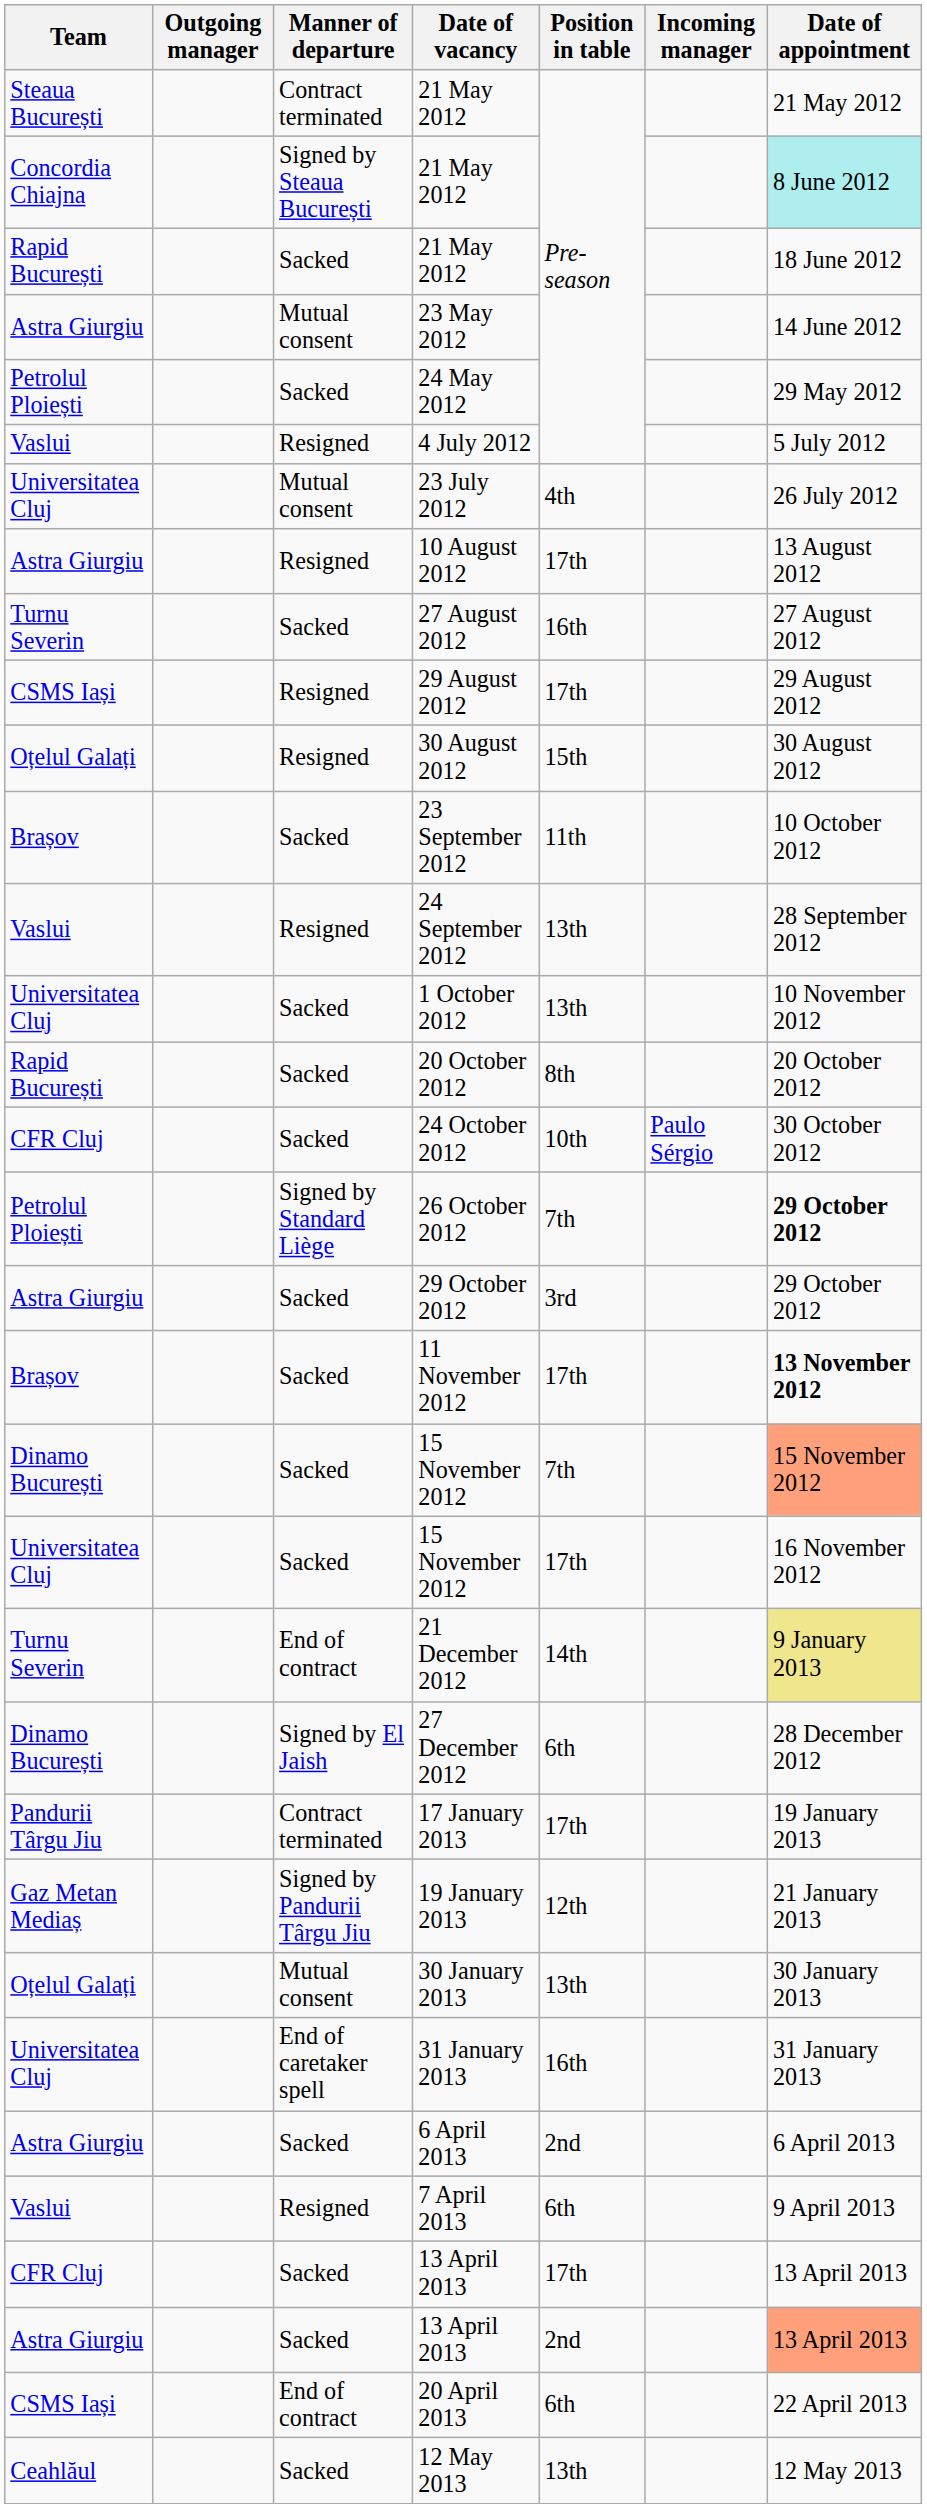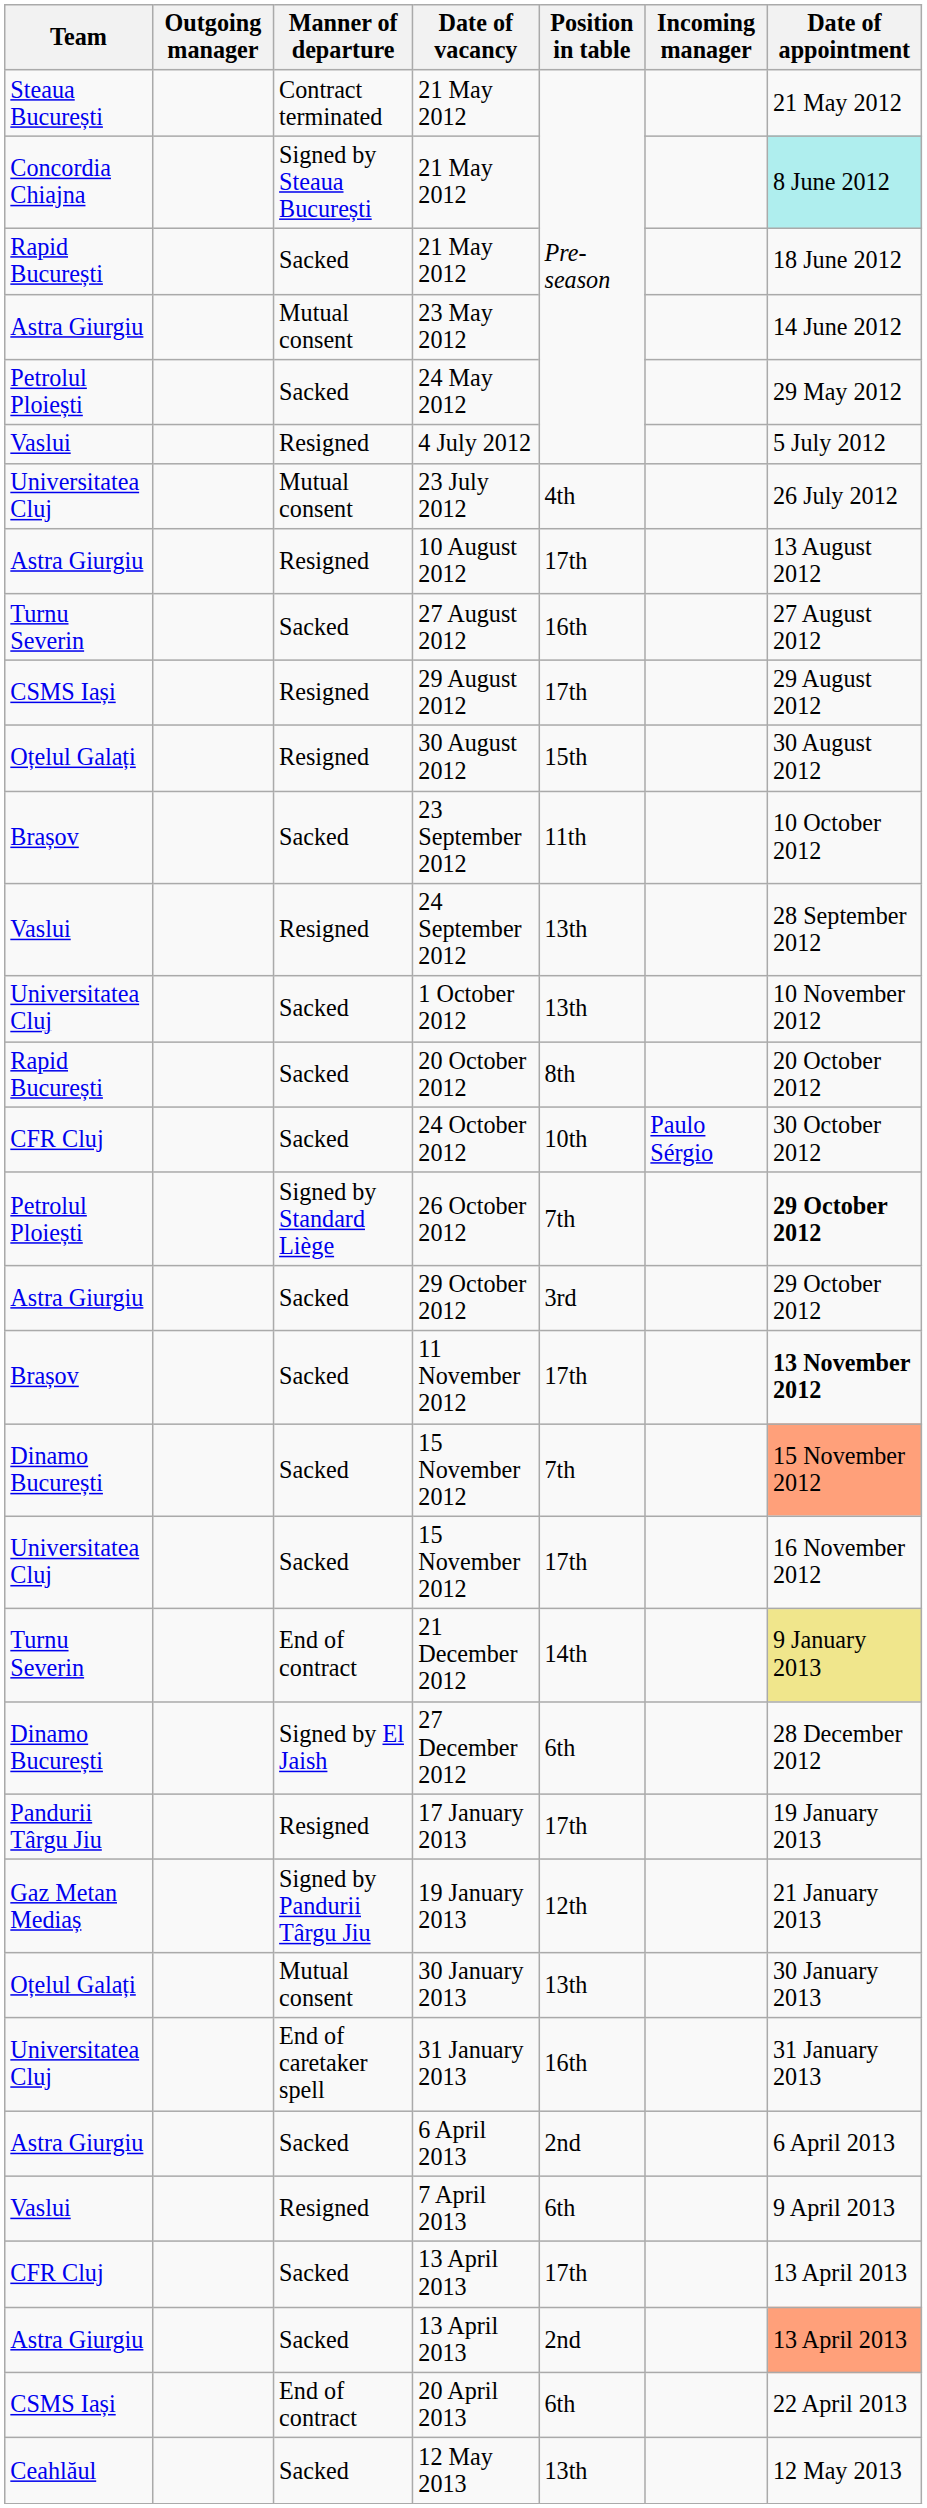(331, 1826) Contract terminated -> (324, 1826) Resigned
